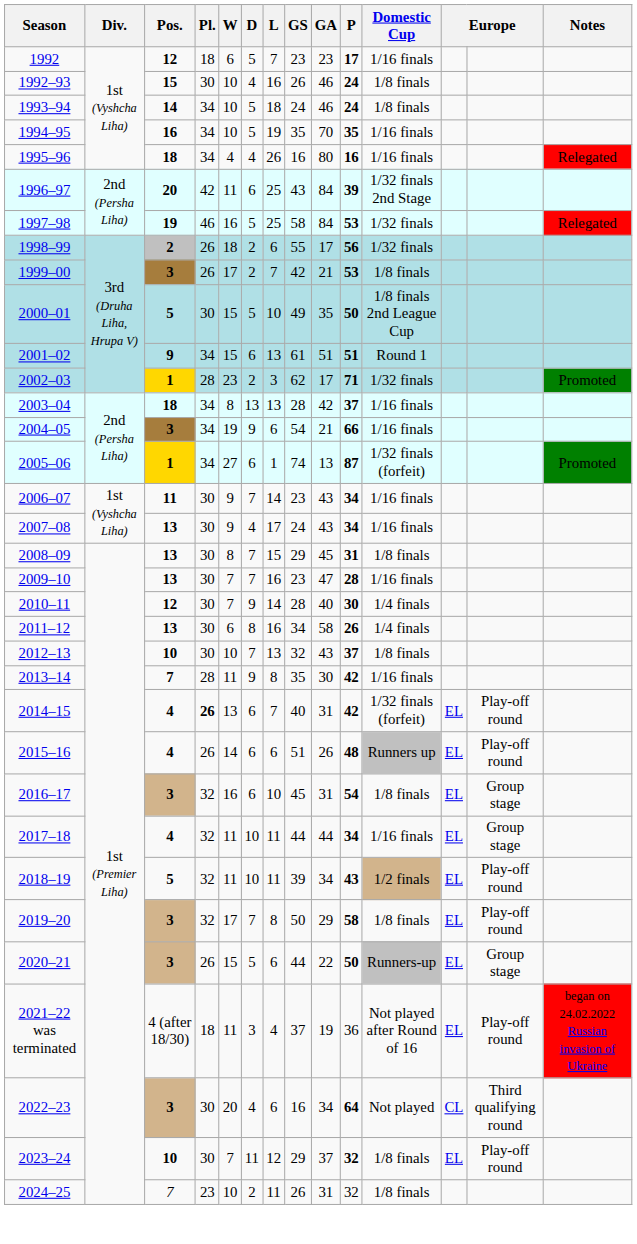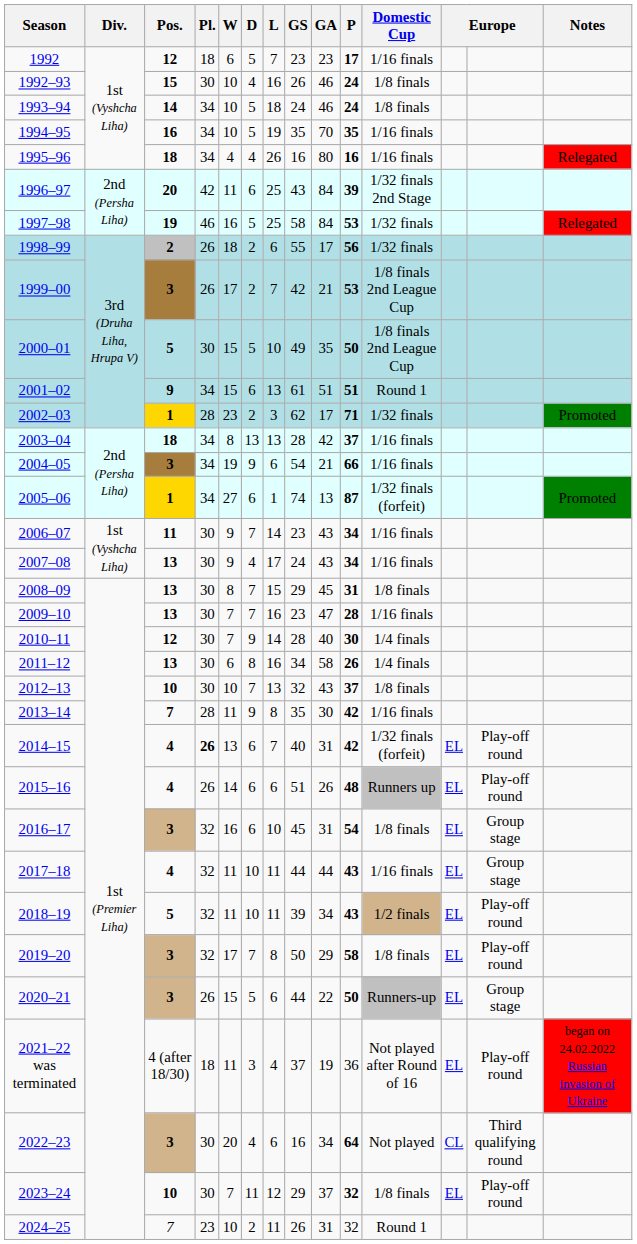(402, 272) 1/8 finals -> (402, 289) 1/8 finals 2nd League Cup
(351, 837) 34 -> (351, 872) 43
(402, 1192) 1/8 finals -> (402, 1227) Round 1
